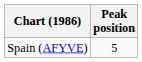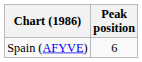(114, 47) 5 -> (114, 47) 6
